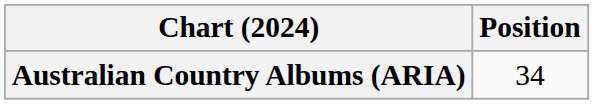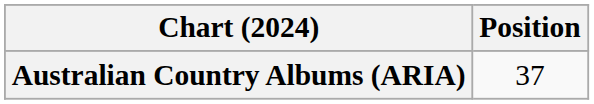(530, 74) 34 -> (530, 74) 37
